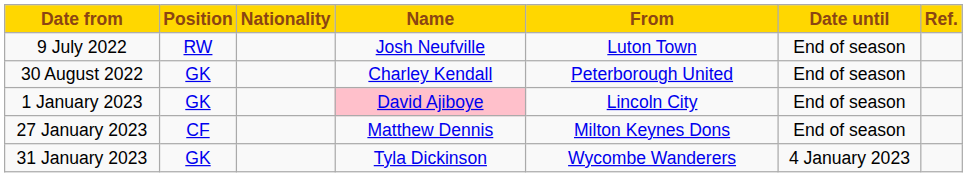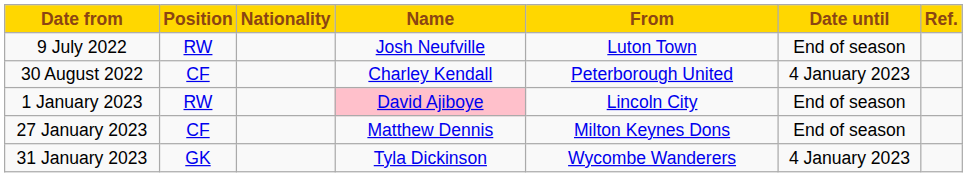(198, 74) GK -> (198, 74) CF
(849, 74) End of season -> (849, 74) 4 January 2023
(198, 102) GK -> (198, 102) RW
